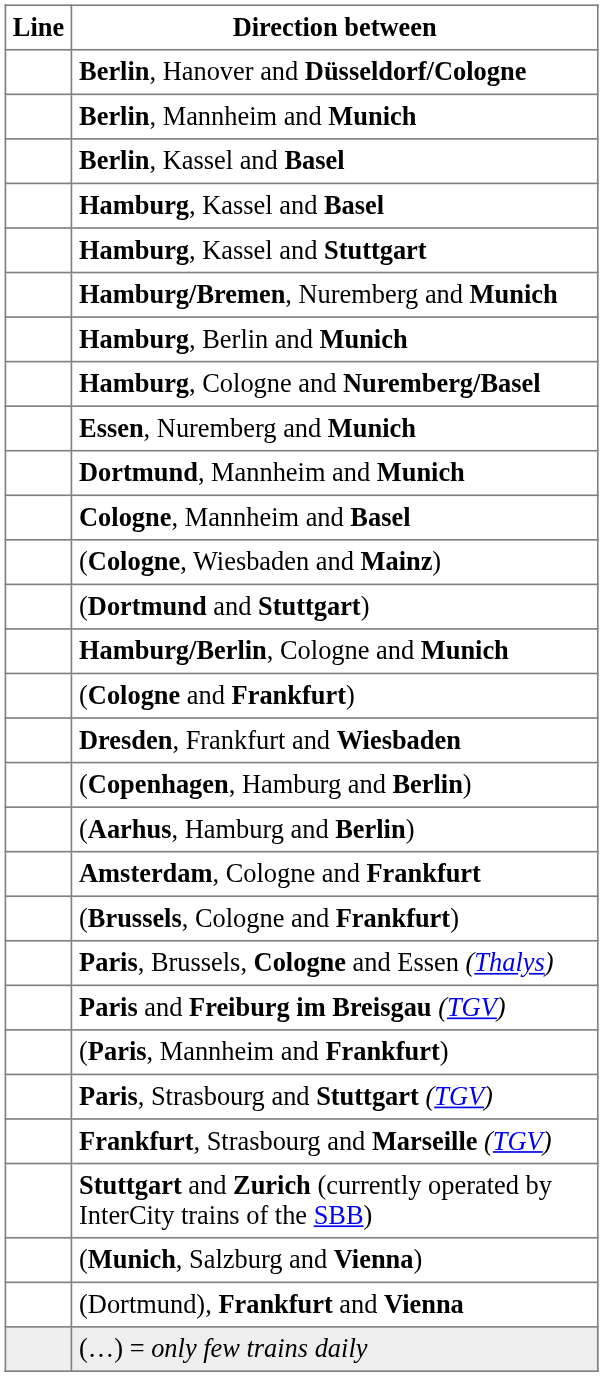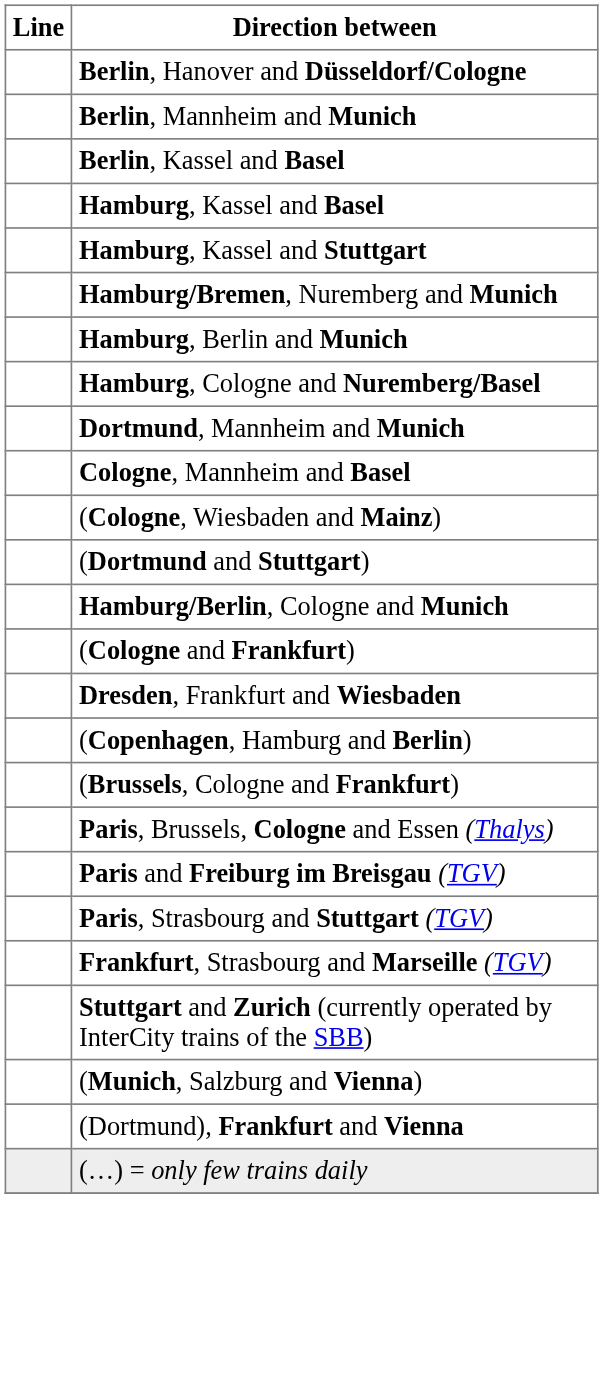- row: (247, 428)
- row: (247, 829)
- row: (280, 873)
- row: (264, 1051)
